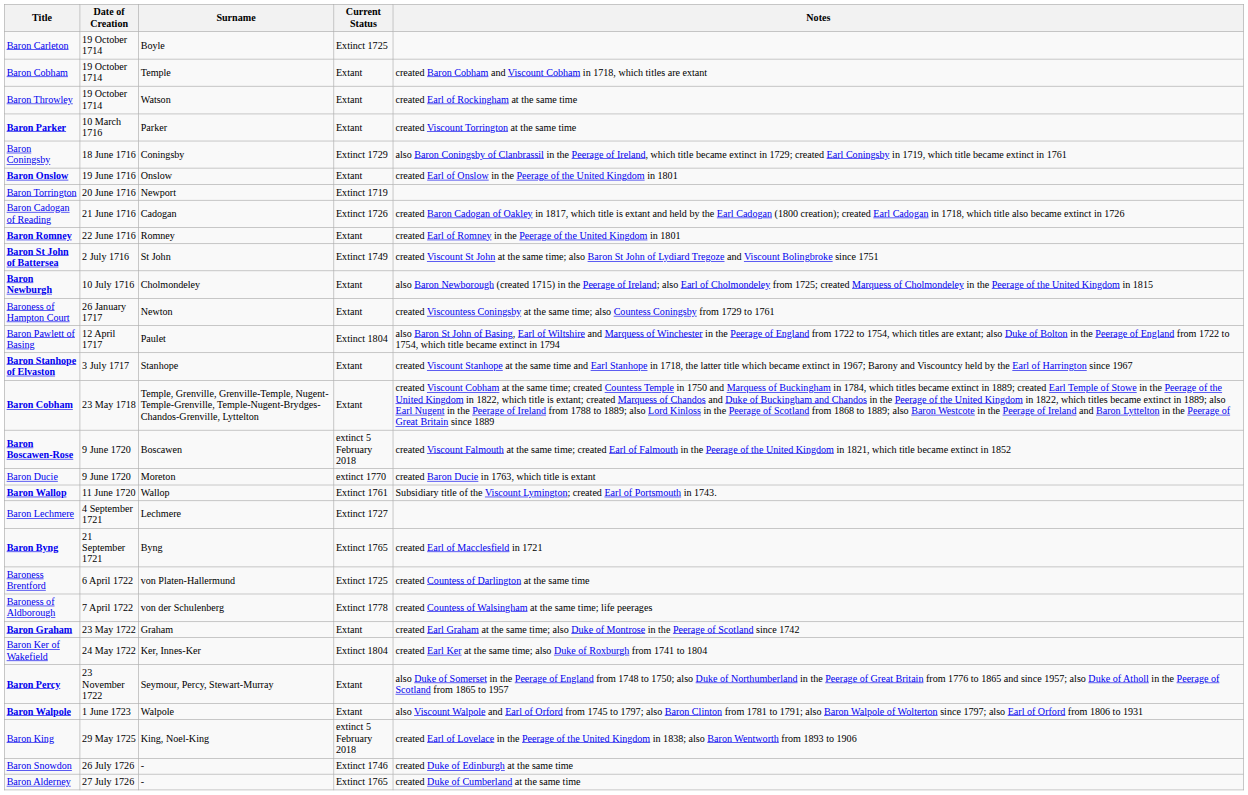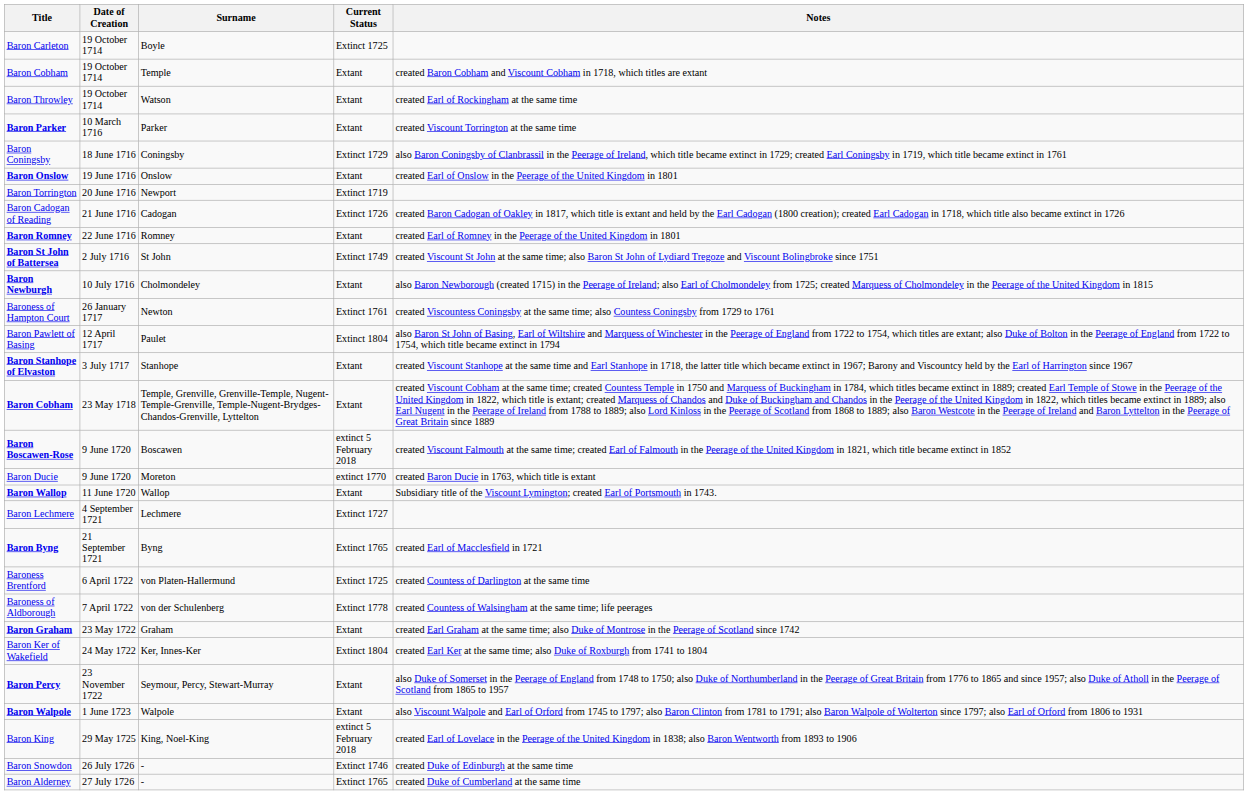(349, 312) Extant -> (362, 312) Extinct 1761
(362, 493) Extinct 1761 -> (349, 493) Extant
